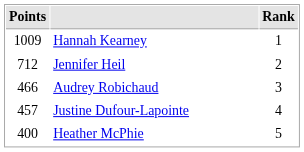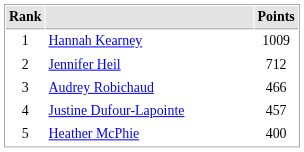columns swapped: (278, 17) <-> (28, 17)
